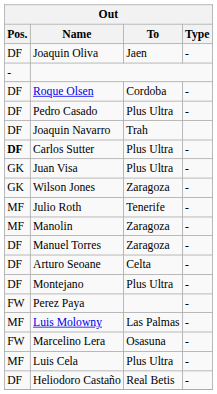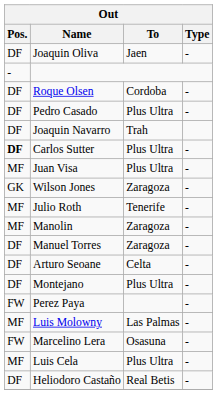(16, 168) GK -> (16, 168) MF
